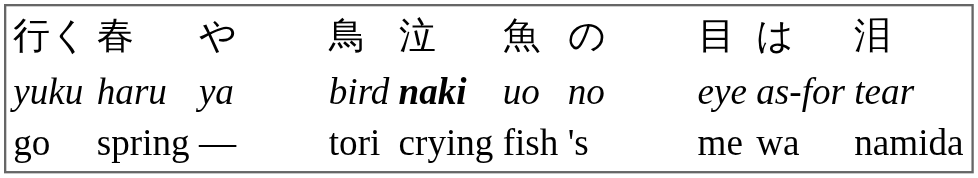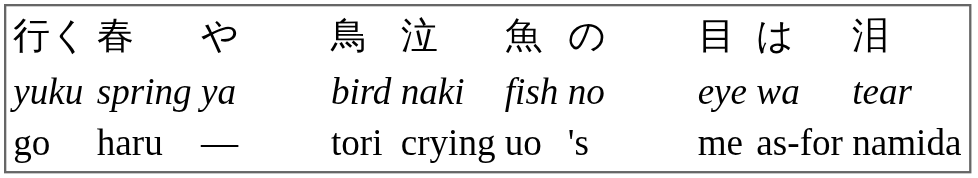(132, 91) haru -> (144, 91) spring
(433, 91) bold -> (433, 91) normal
(521, 91) uo -> (532, 91) fish
(801, 91) as-for -> (778, 91) wa
(143, 142) spring -> (130, 142) haru
(531, 142) fish -> (523, 142) uo
(778, 142) wa -> (800, 142) as-for
